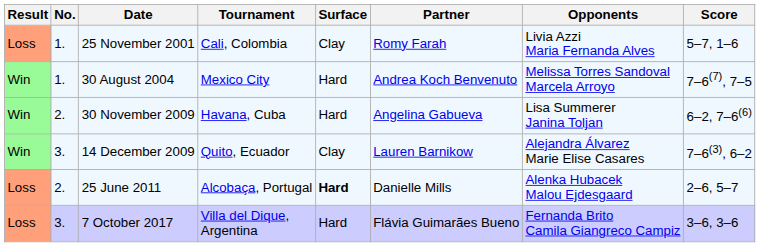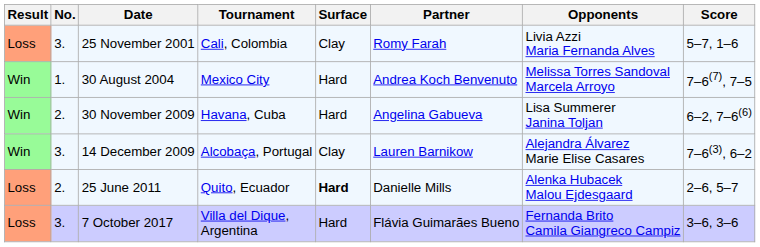(60, 43) 1. -> (60, 43) 3.
(245, 151) Quito, Ecuador -> (257, 151) Alcobaça, Portugal
(257, 187) Alcobaça, Portugal -> (245, 187) Quito, Ecuador
